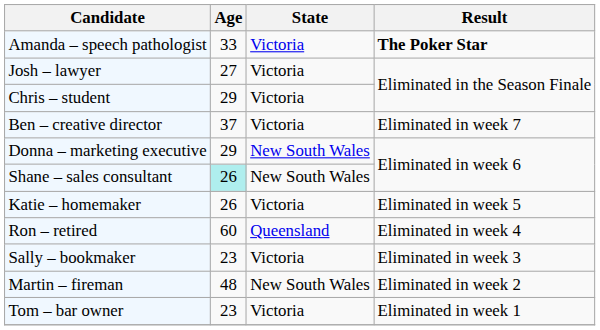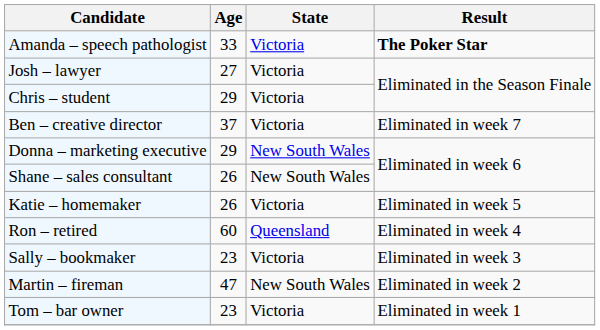(228, 177) paleturquoise background -> (228, 177) no background
(228, 284) 48 -> (228, 284) 47
